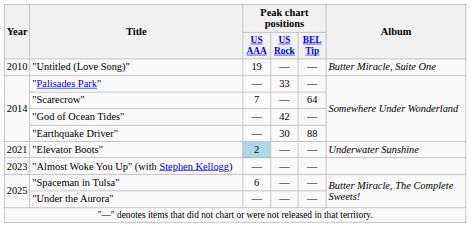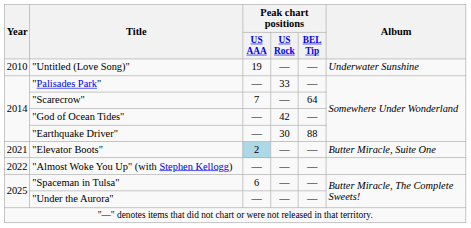(382, 67) Butter Miracle, Suite One -> (374, 67) Underwater Sunshine
(374, 149) Underwater Sunshine -> (382, 149) Butter Miracle, Suite One
(17, 166) 2023 -> (17, 166) 2022
